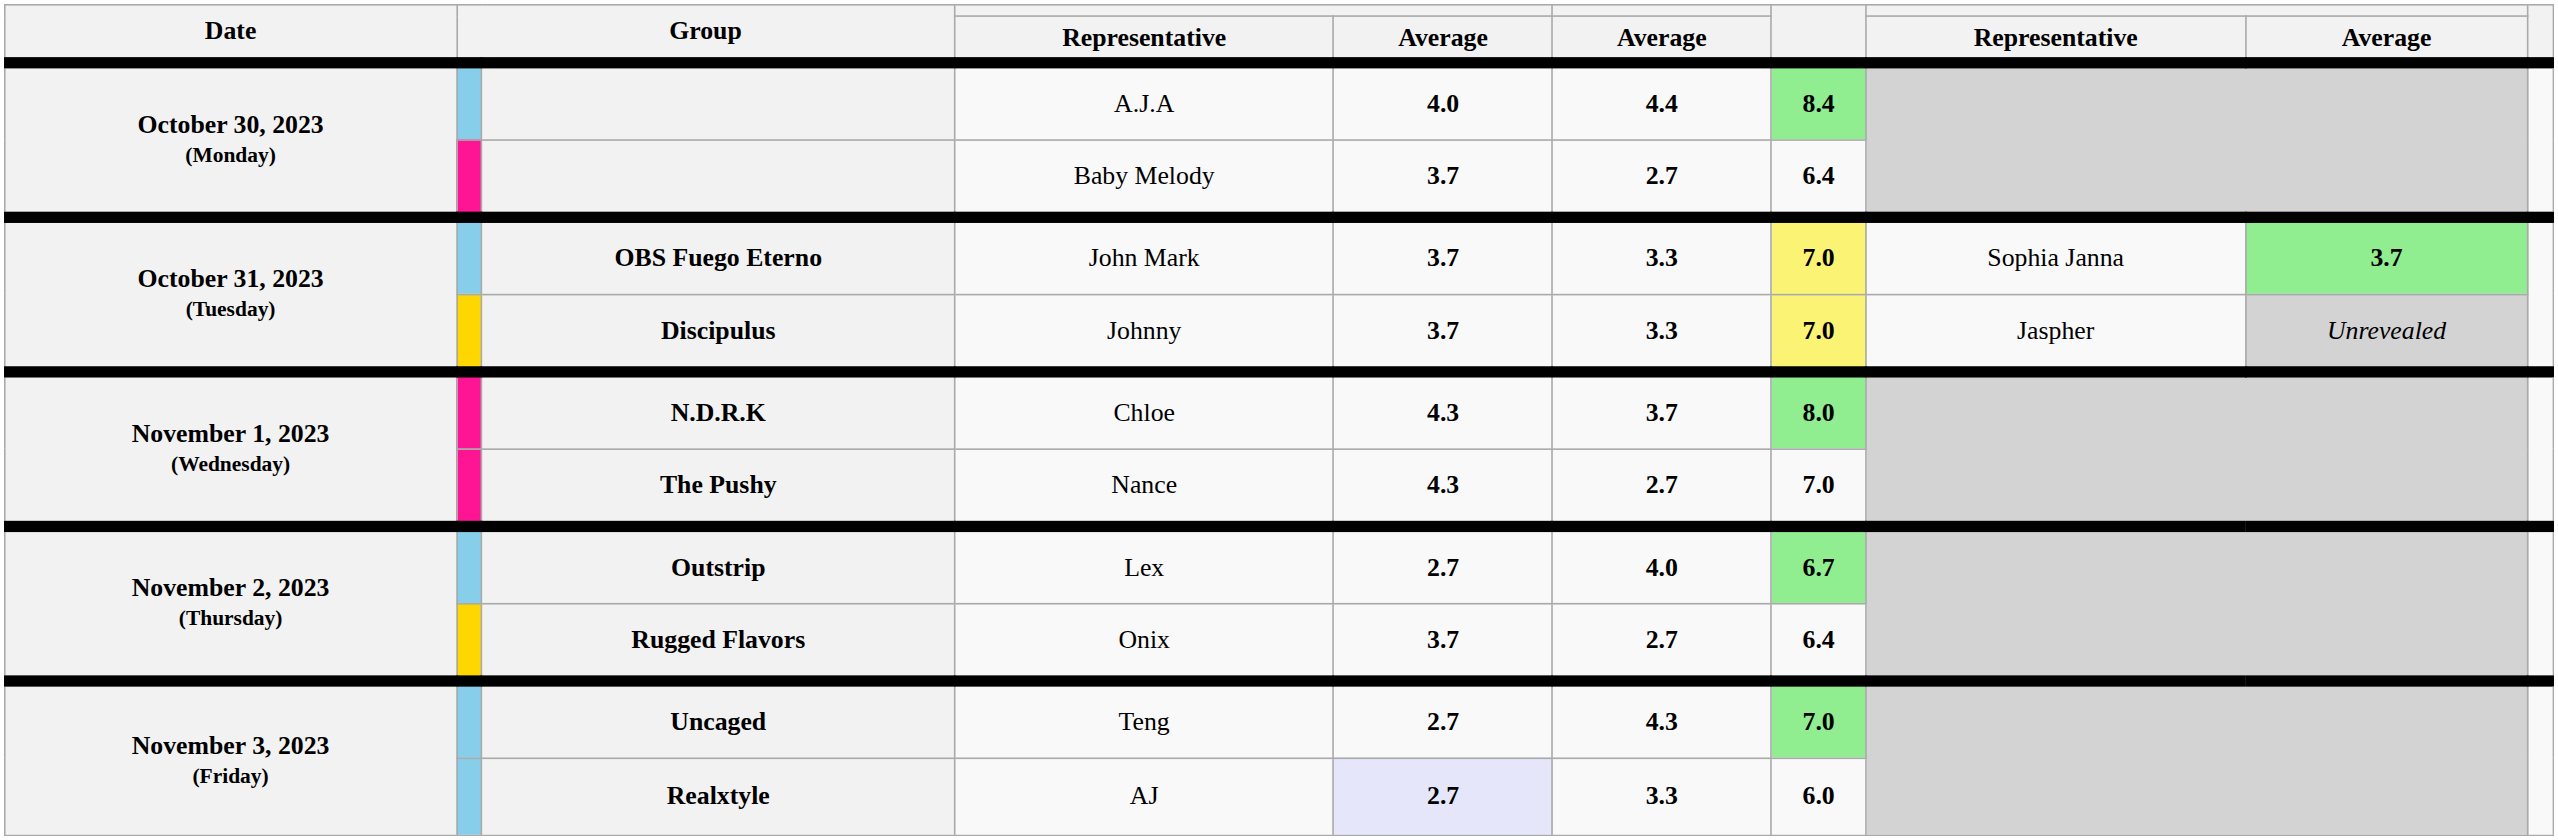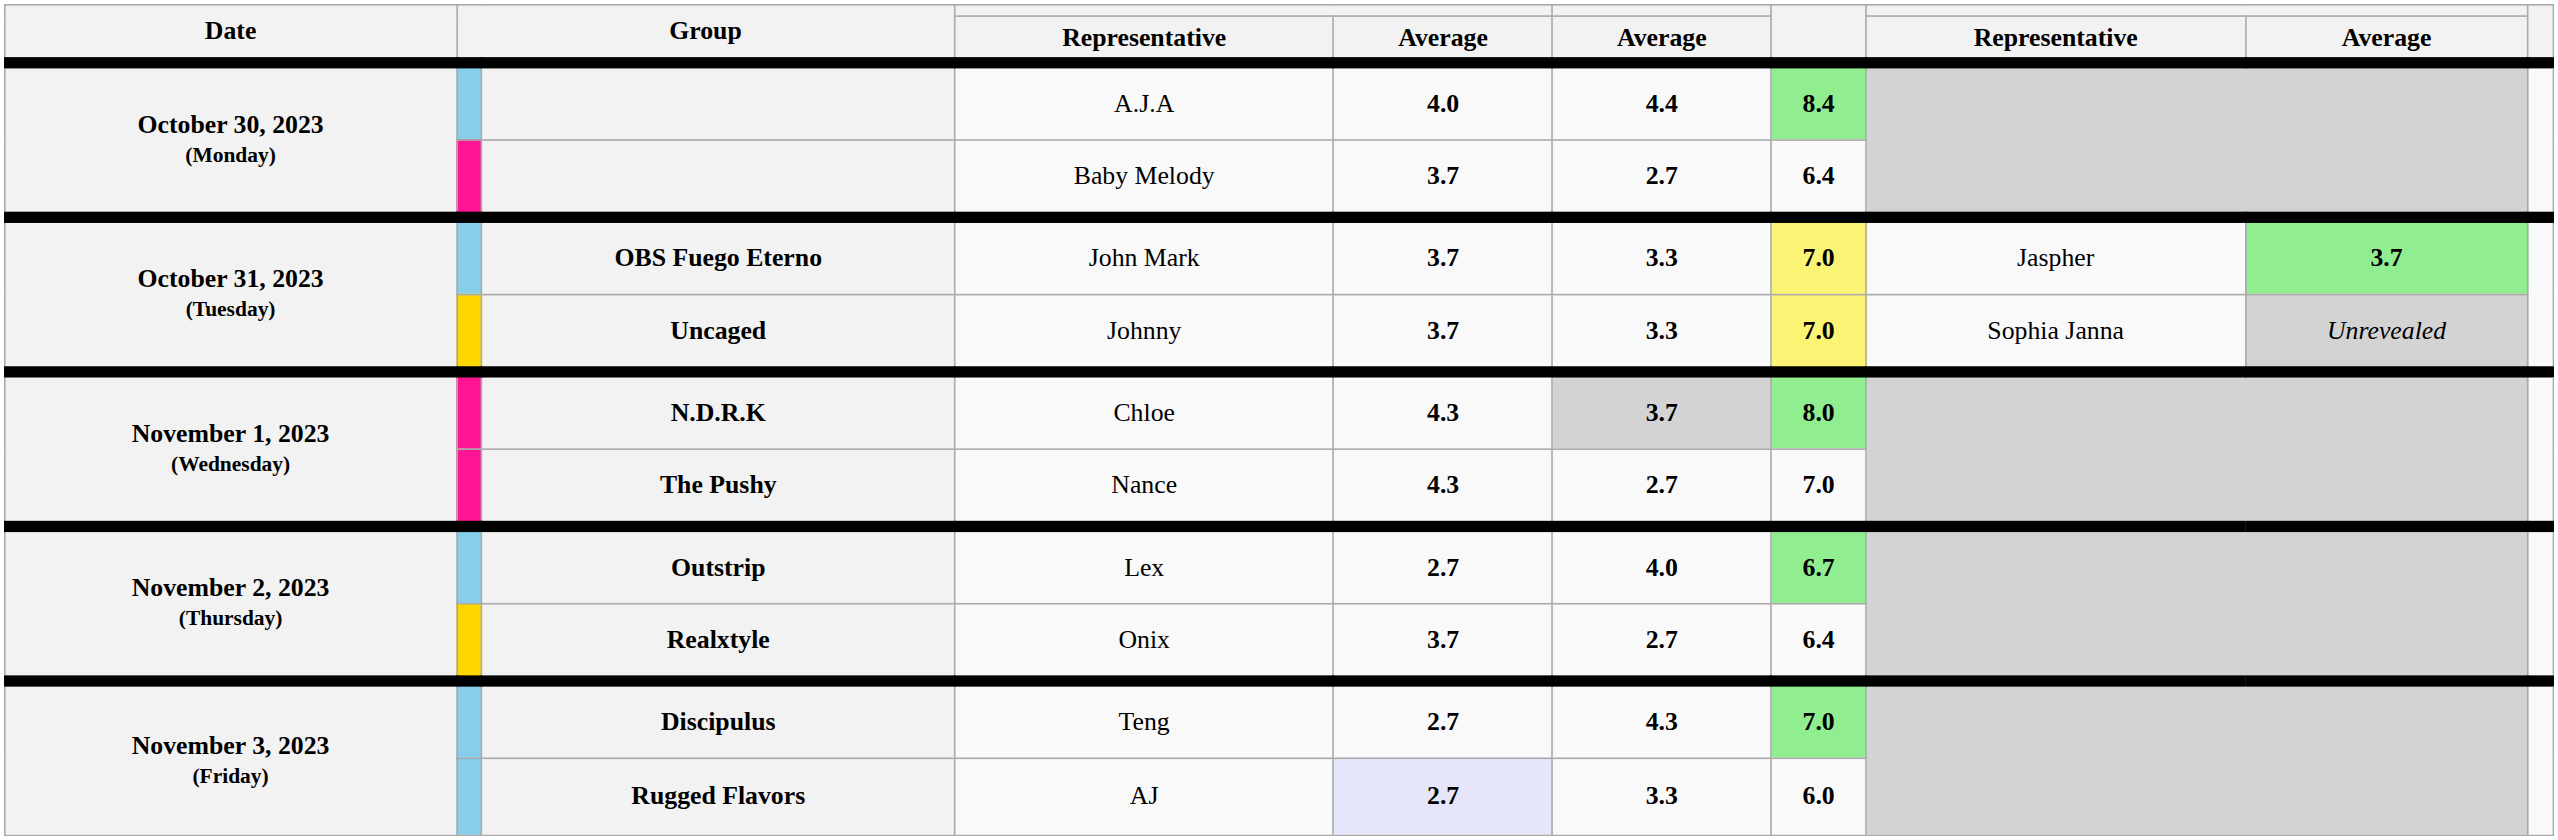(2056, 257) Sophia Janna -> (2056, 257) Jaspher
(718, 330) Discipulus -> (718, 330) Uncaged
(2056, 330) Jaspher -> (2056, 330) Sophia Janna
(1662, 412) no background -> (1662, 412) lightgrey background
(718, 639) Rugged Flavors -> (718, 639) Realxtyle
(718, 721) Uncaged -> (718, 721) Discipulus
(718, 796) Realxtyle -> (718, 796) Rugged Flavors
